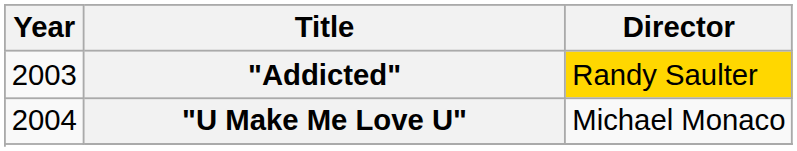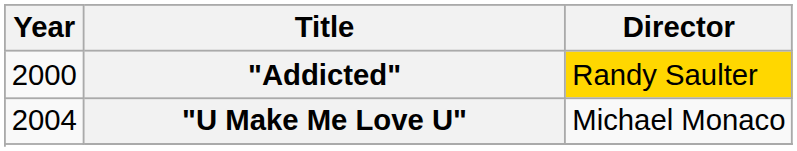(44, 74) 2003 -> (44, 74) 2000
